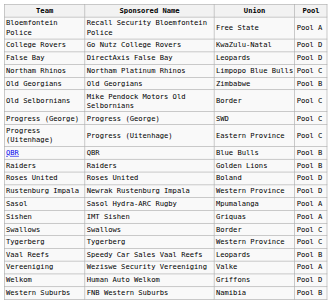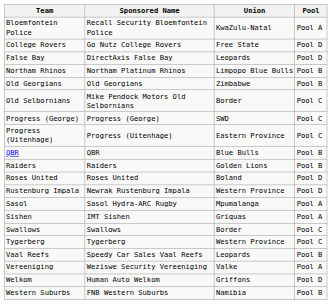(237, 27) Free State -> (244, 27) KwaZulu-Natal
(244, 45) KwaZulu-Natal -> (237, 45) Free State
(310, 70) Pool C -> (310, 70) Pool B
